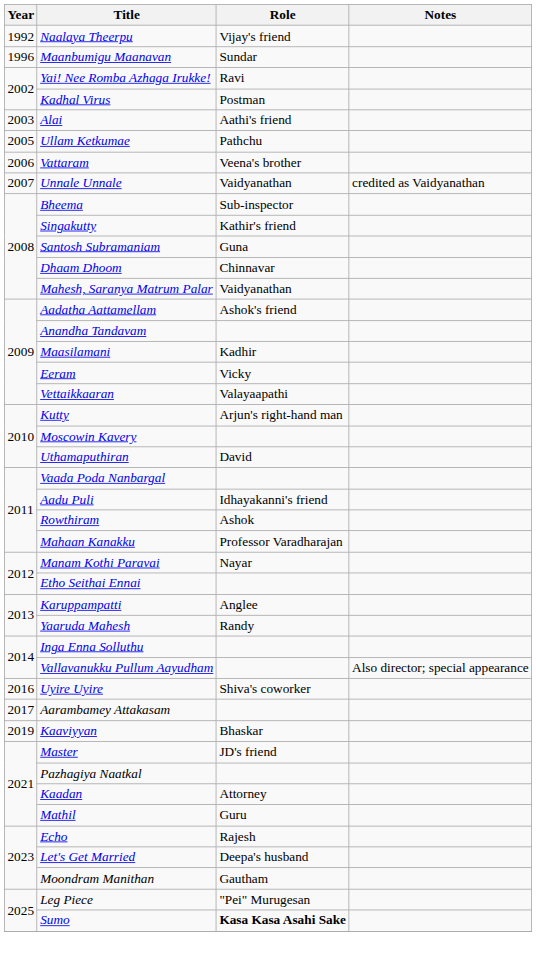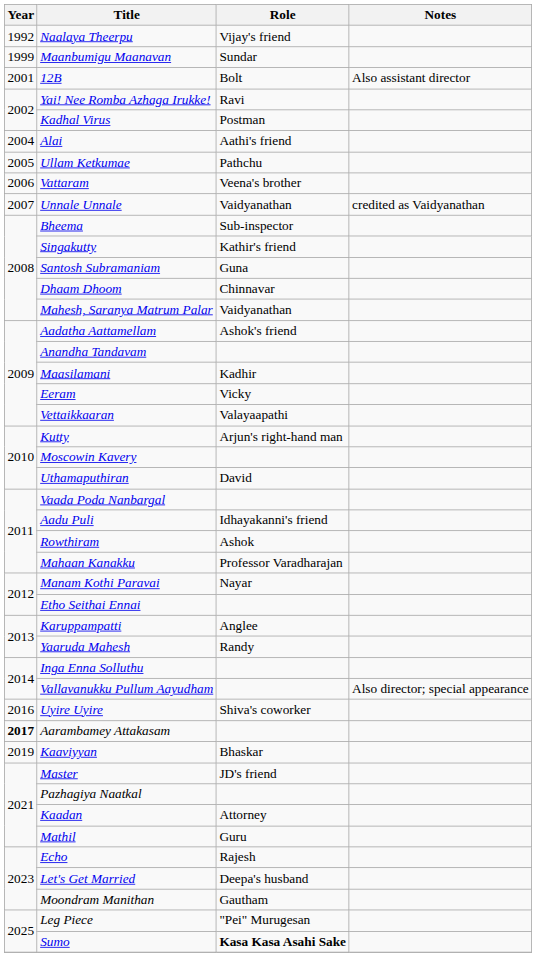(21, 57) 1996 -> (21, 57) 1999
+ row: (51, 78)
(21, 120) 2003 -> (21, 141) 2004
(21, 710) normal -> (21, 731) bold
